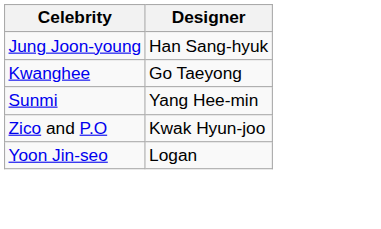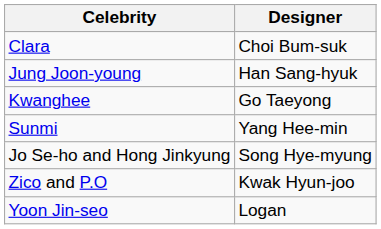+ row: (29, 45)
+ row: (119, 155)
